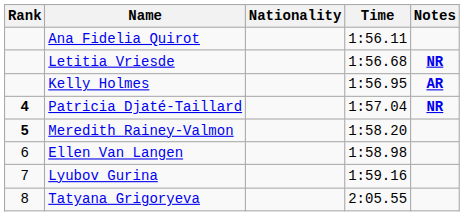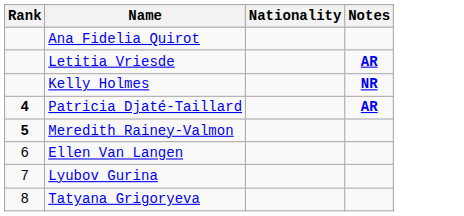- column: (378, 16)
(435, 62) NR -> (369, 62) AR
(435, 85) AR -> (369, 85) NR
(435, 108) NR -> (369, 108) AR
